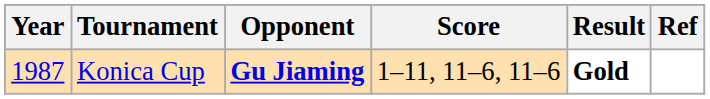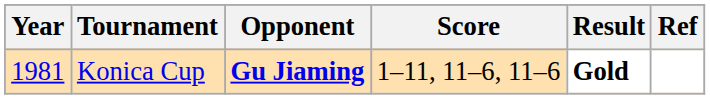(38, 70) 1987 -> (38, 70) 1981
